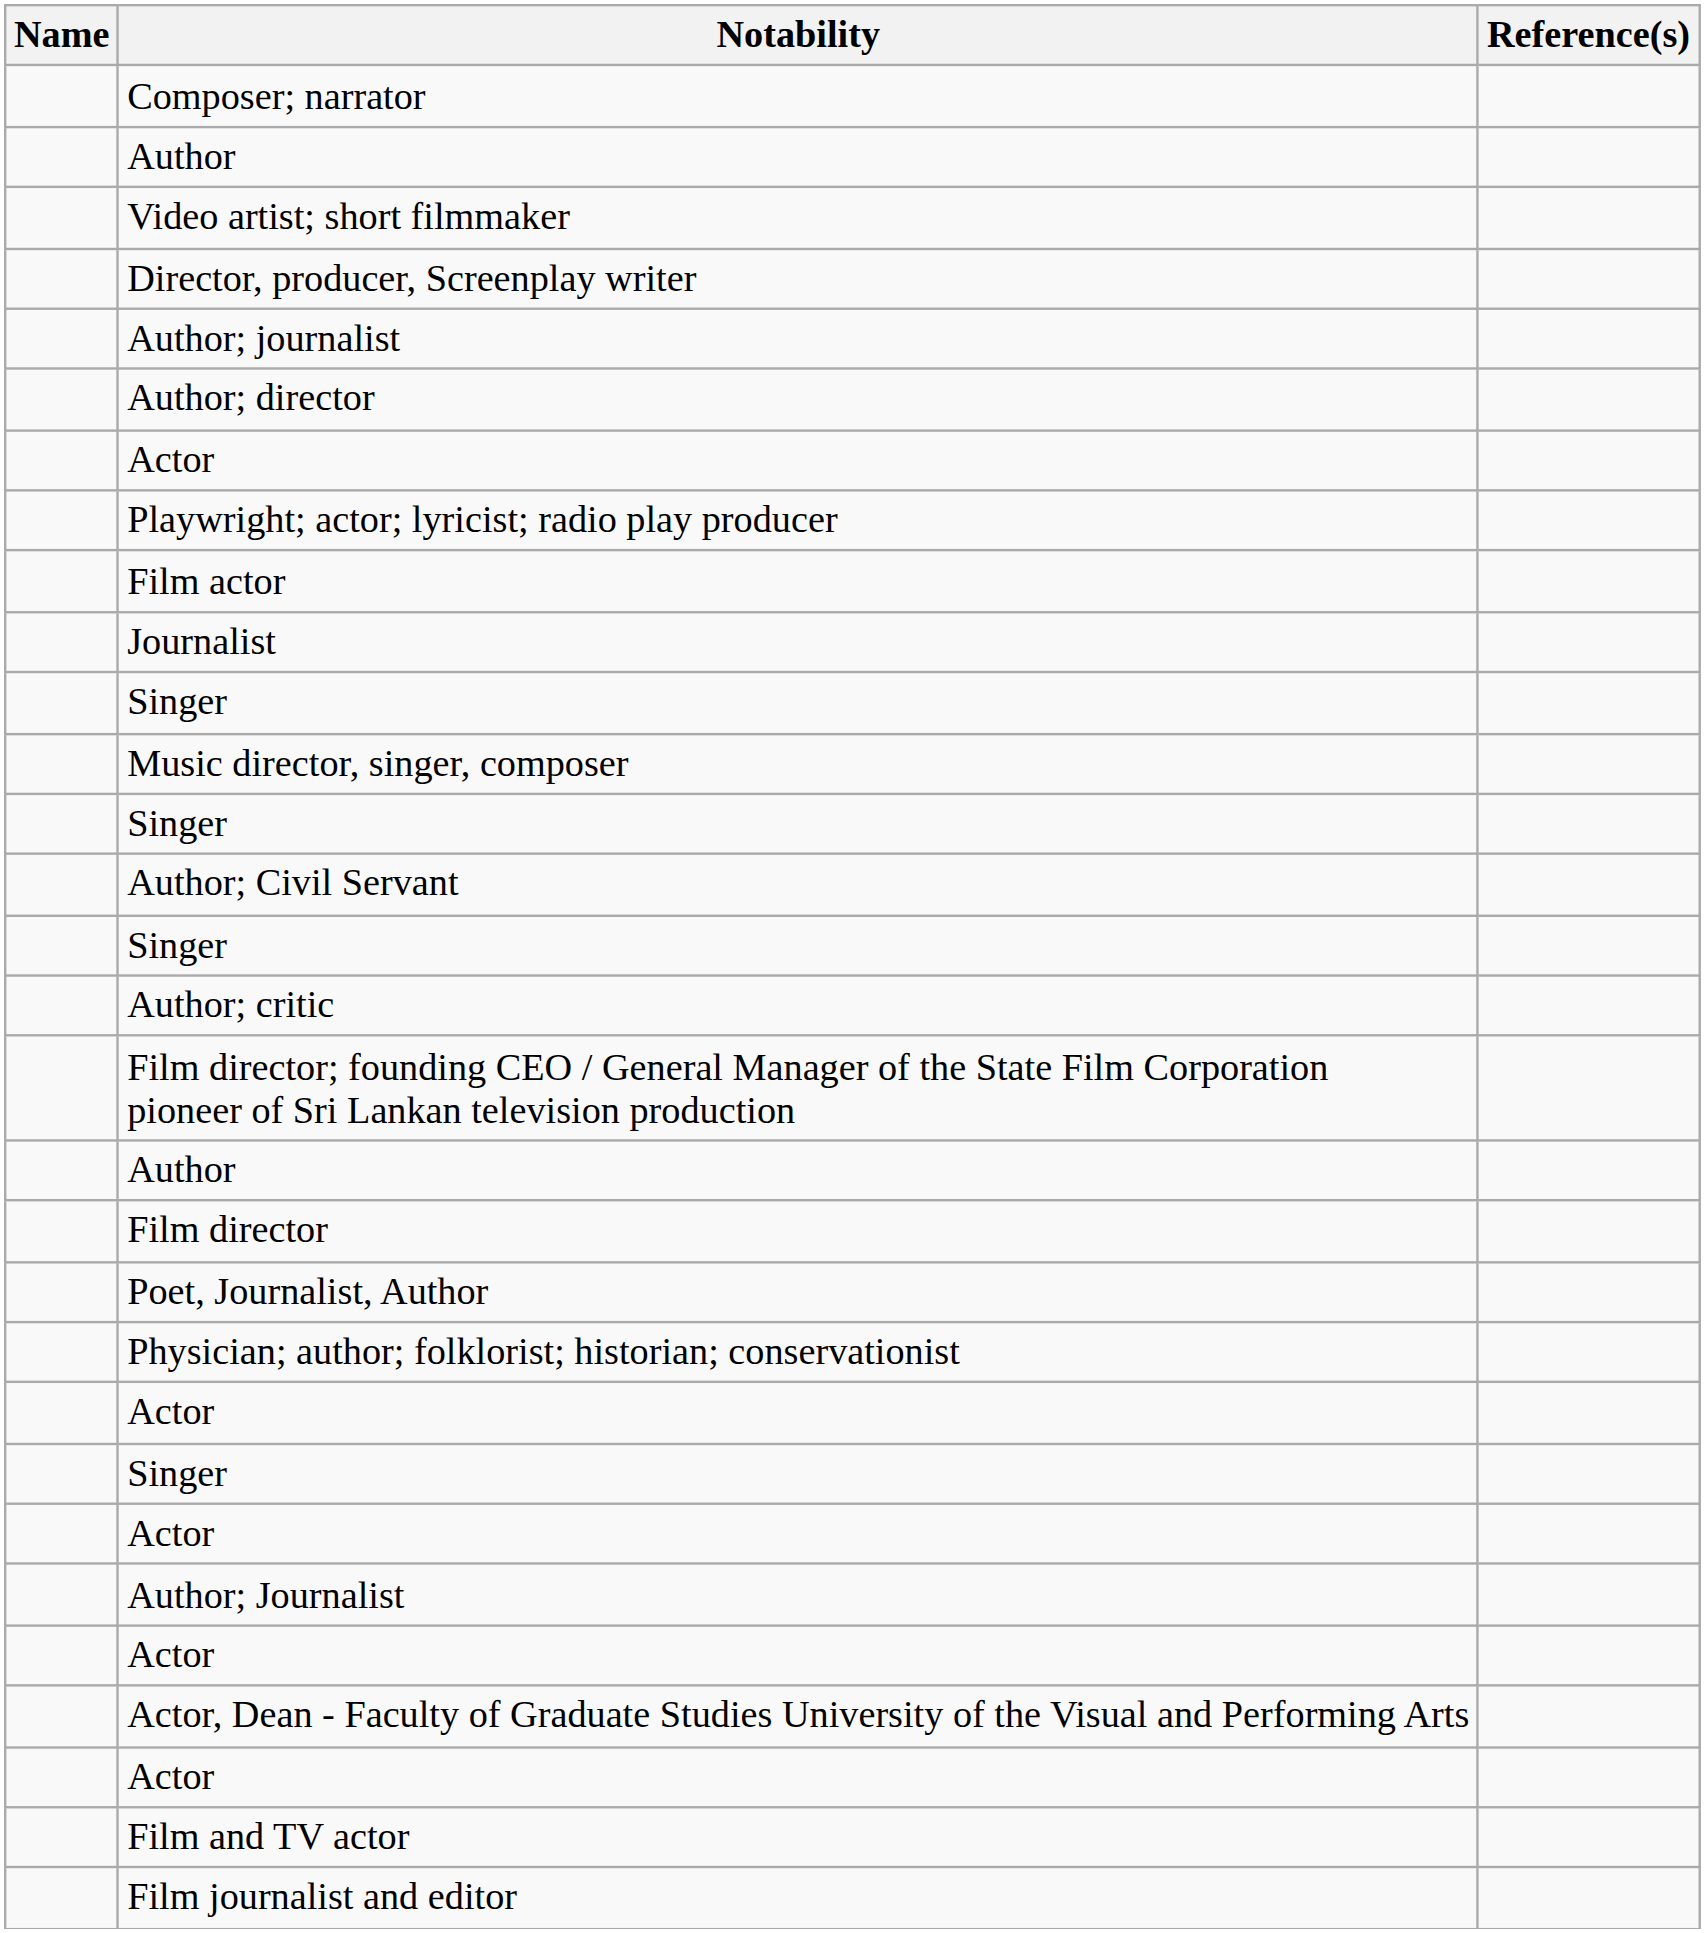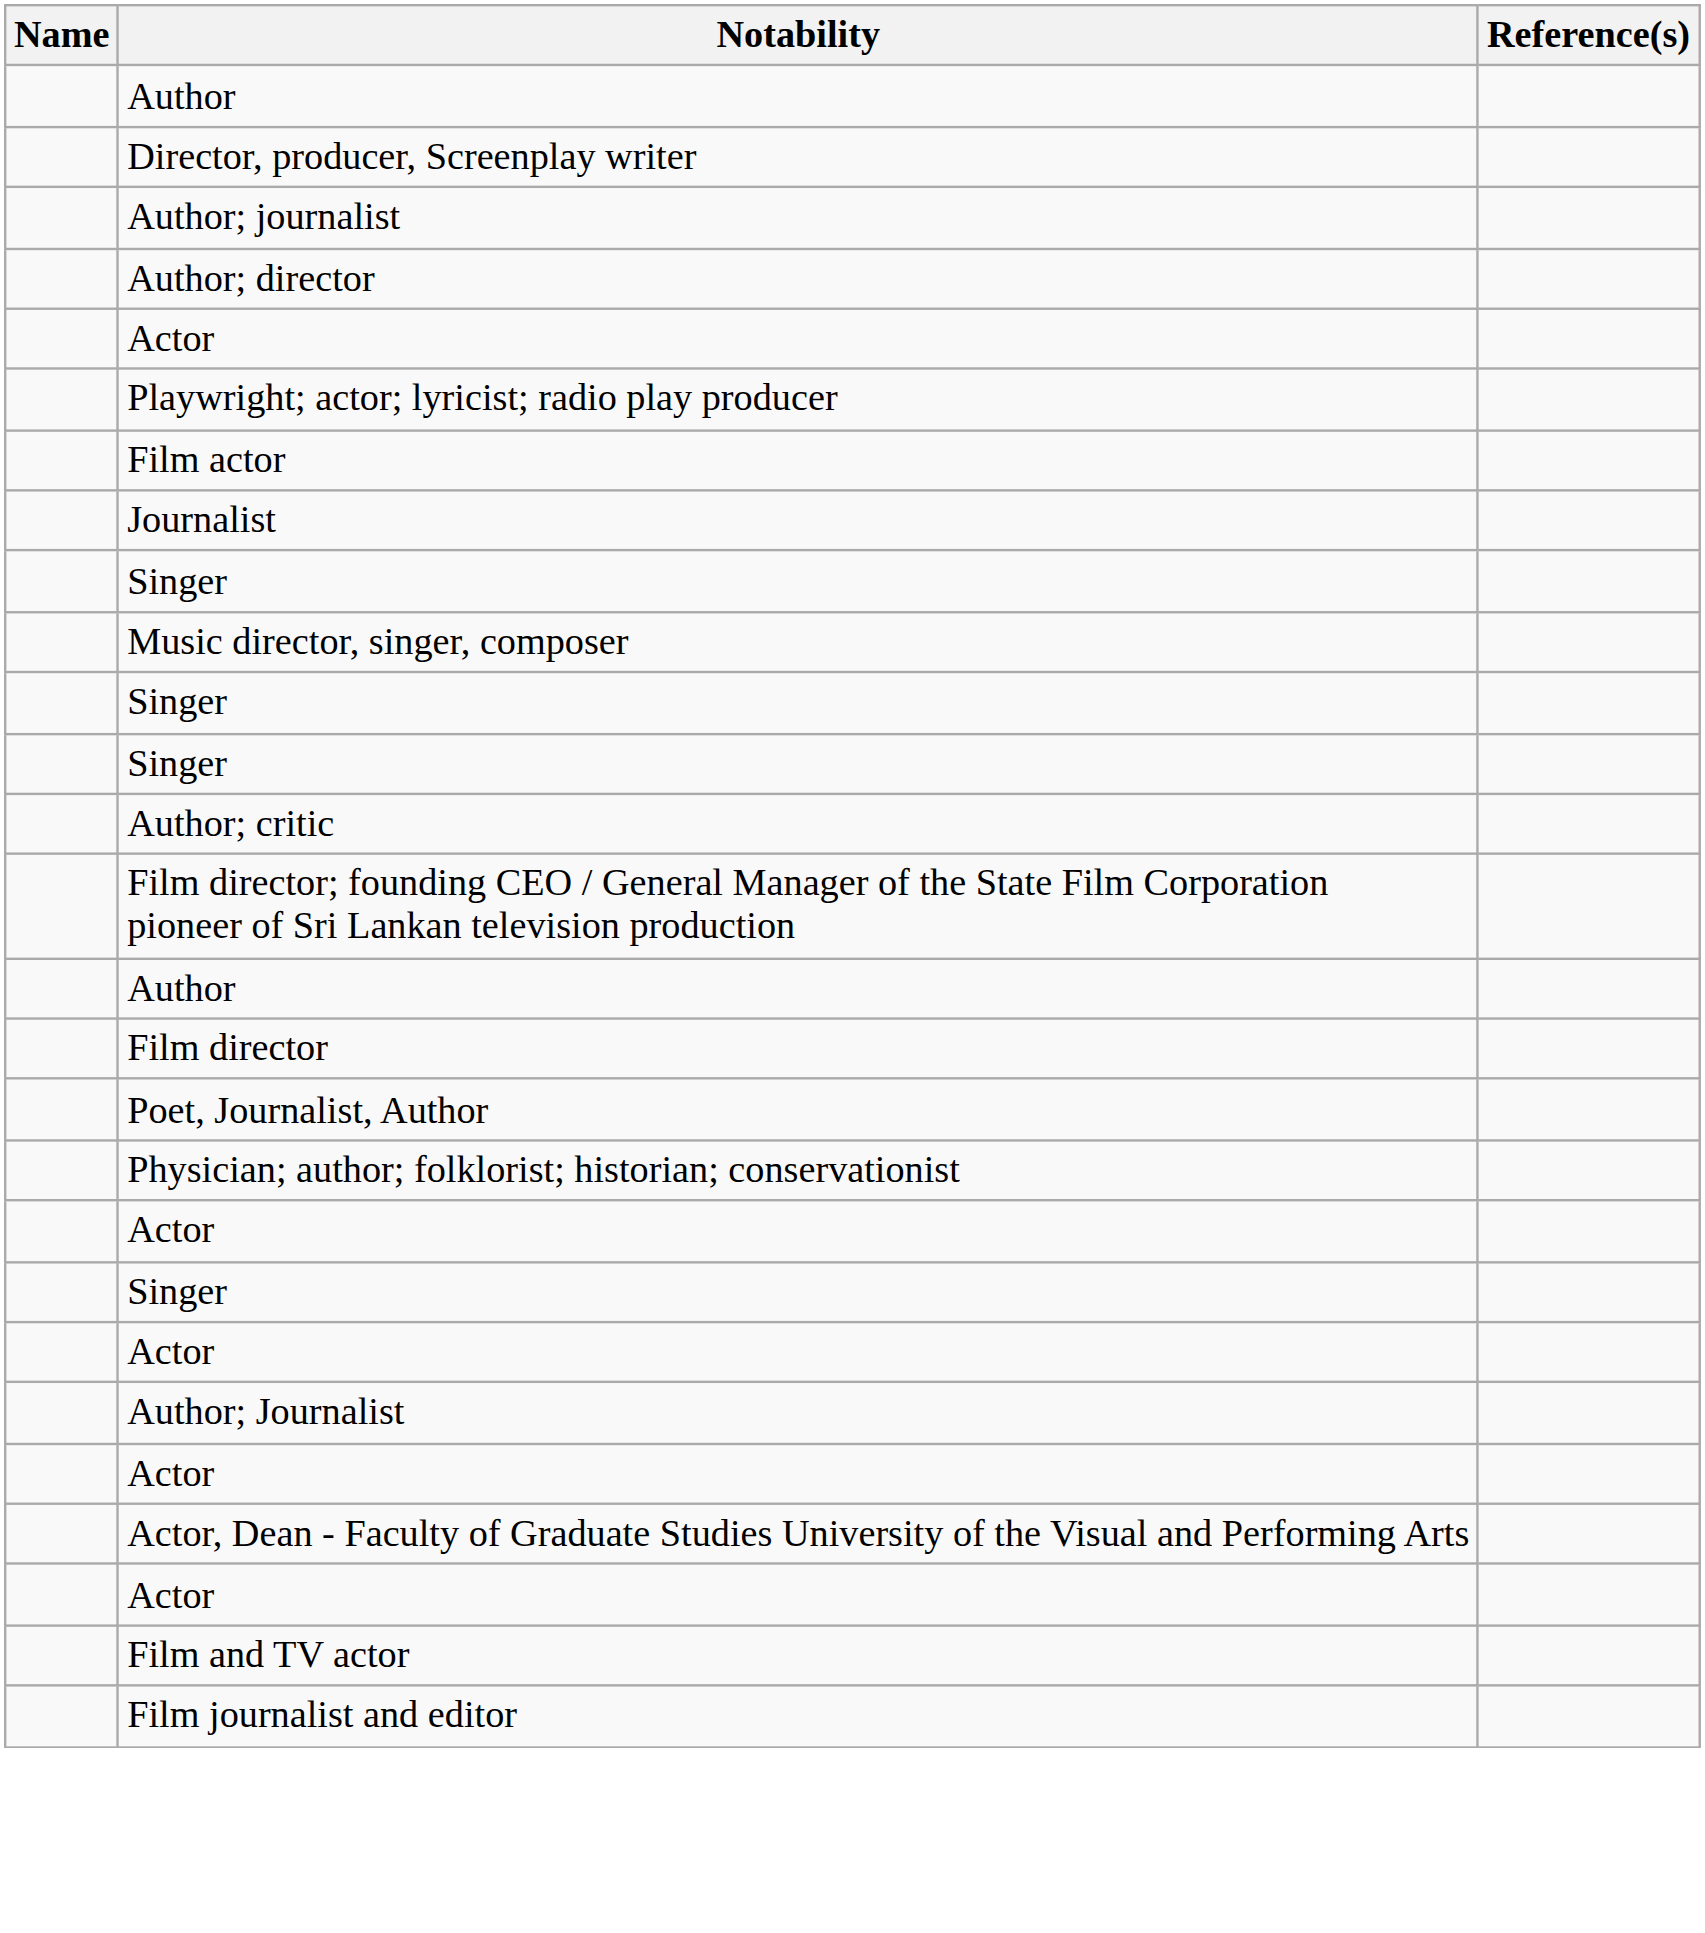- row: (62, 96)
- row: (62, 217)
- row: (62, 885)
